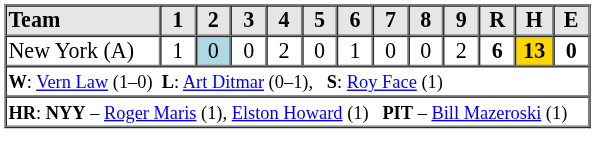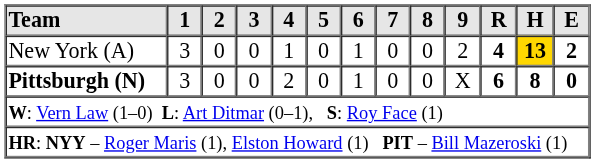(178, 50) 1 -> (185, 50) 3
(213, 50) lightblue background -> (219, 50) no background
(284, 50) 2 -> (289, 50) 1
(497, 50) 6 -> (499, 50) 4
(571, 50) 0 -> (572, 50) 2
+ row: (77, 81)
